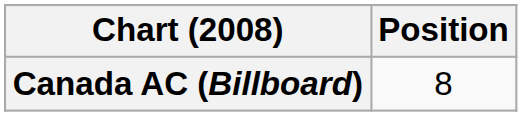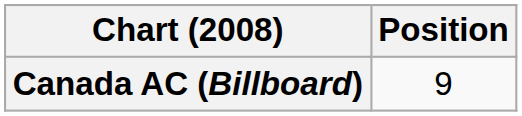(443, 83) 8 -> (443, 83) 9
